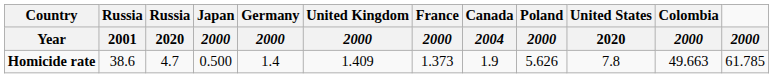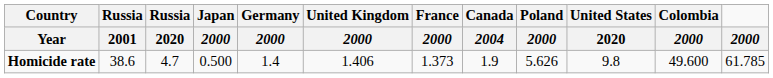(358, 61) 1.409 -> (358, 61) 1.406
(611, 61) 7.8 -> (611, 61) 9.8
(689, 61) 49.663 -> (689, 61) 49.600
